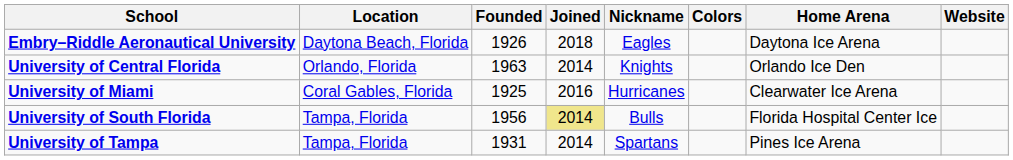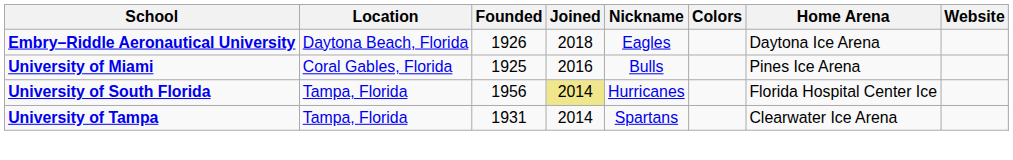- row: (114, 67)
(646, 92) Hurricanes -> (646, 67) Bulls
(823, 92) Clearwater Ice Arena -> (805, 67) Pines Ice Arena
(646, 117) Bulls -> (646, 92) Hurricanes
(805, 142) Pines Ice Arena -> (823, 117) Clearwater Ice Arena
